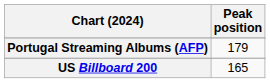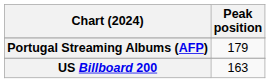(238, 68) 165 -> (238, 68) 163
